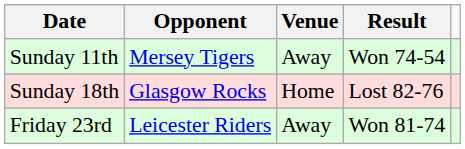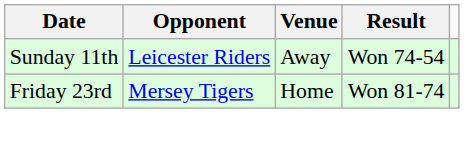(192, 56) Mersey Tigers -> (199, 56) Leicester Riders
- row: (64, 90)
(200, 125) Leicester Riders -> (191, 90) Mersey Tigers
(306, 125) Away -> (307, 90) Home
